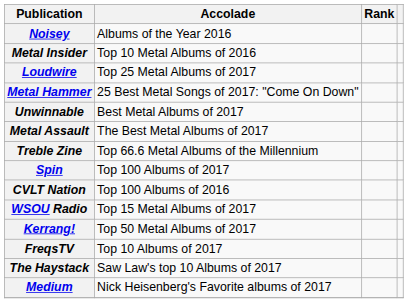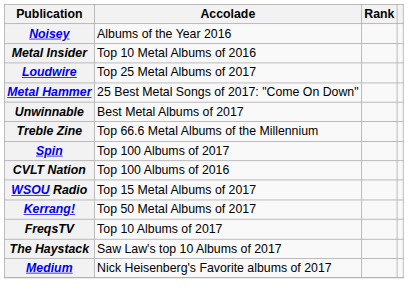- row: (49, 131)
